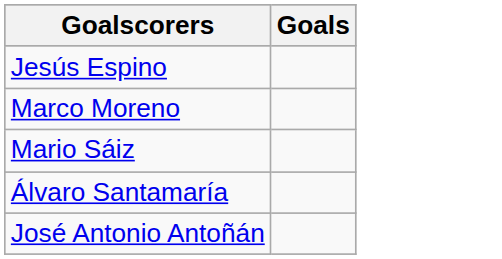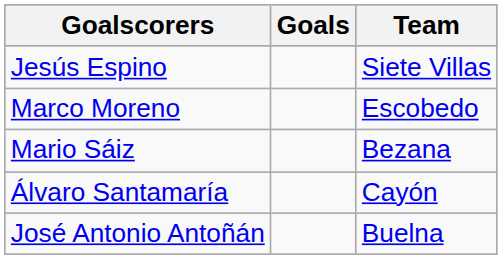+ column: (427, 25)
